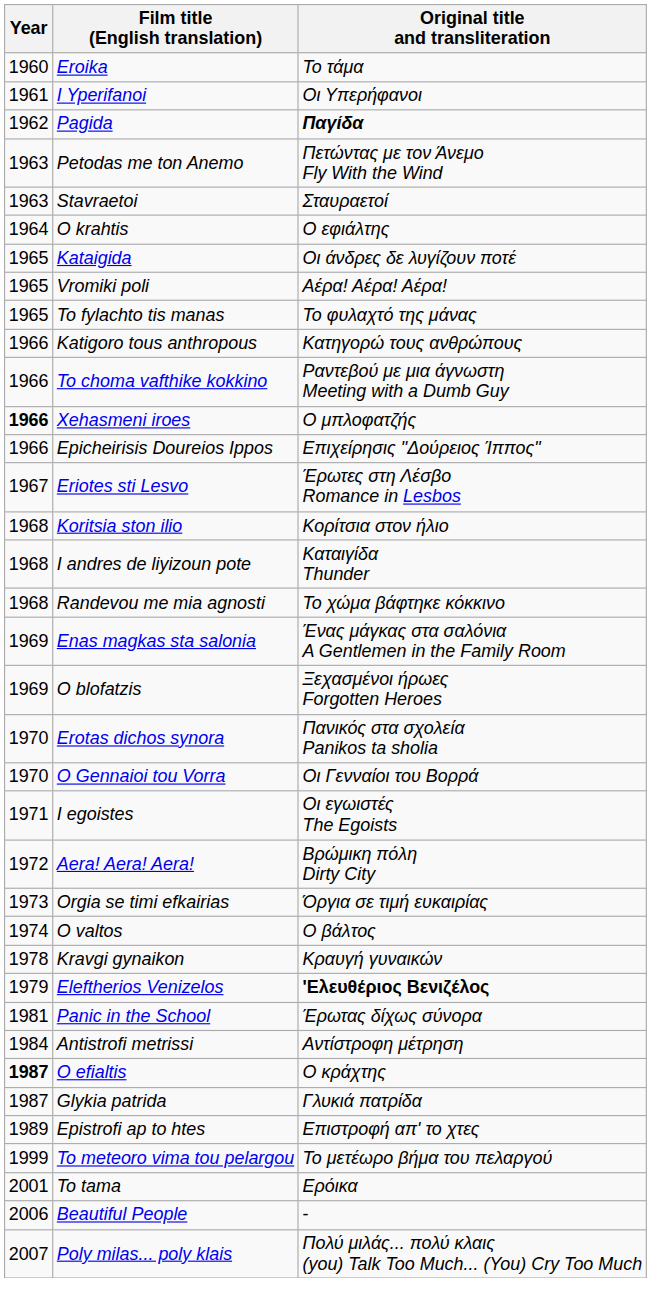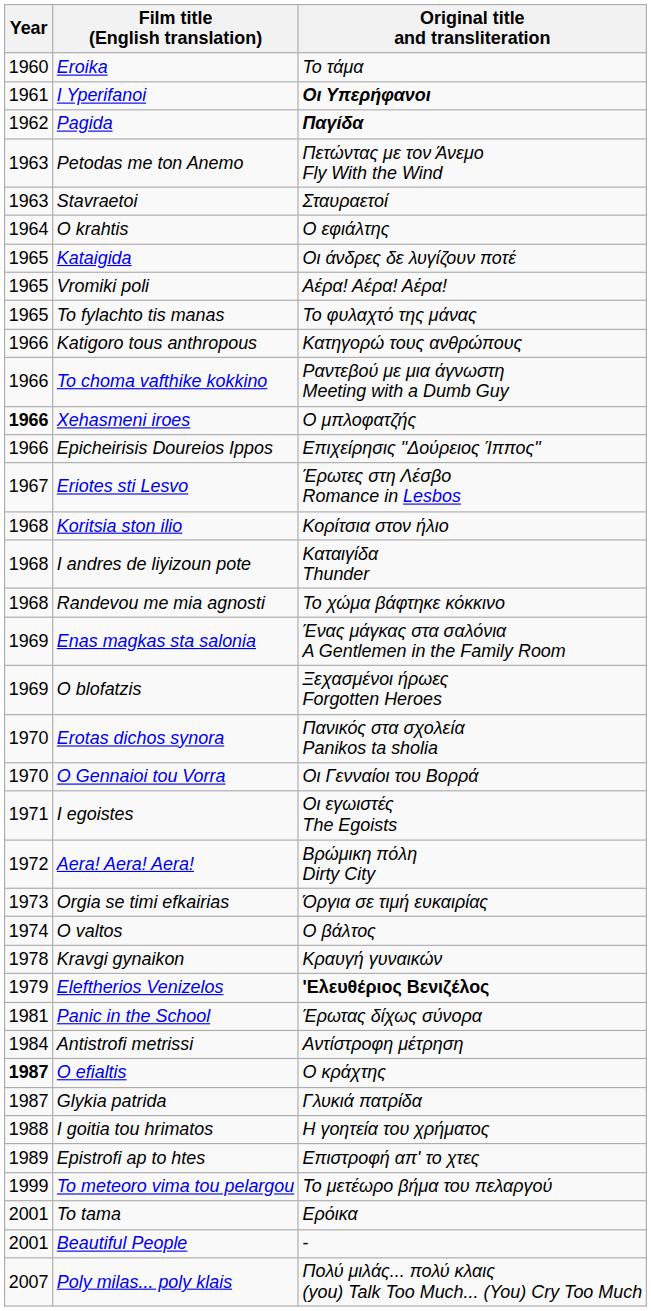(362, 95) normal -> (367, 95) bold
+ row: (135, 1129)
(29, 1215) 2006 -> (29, 1243) 2001
